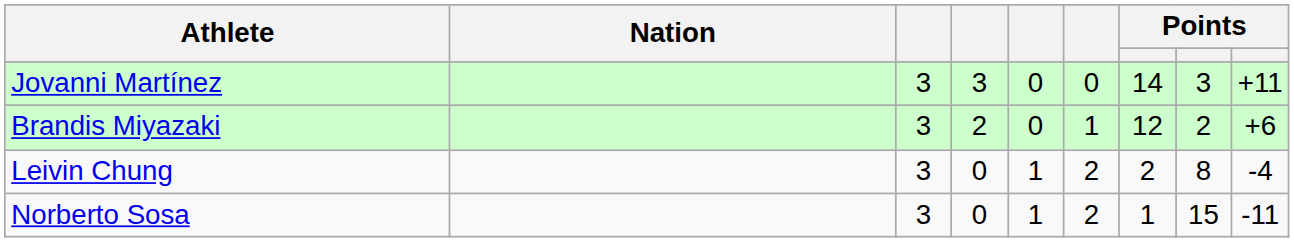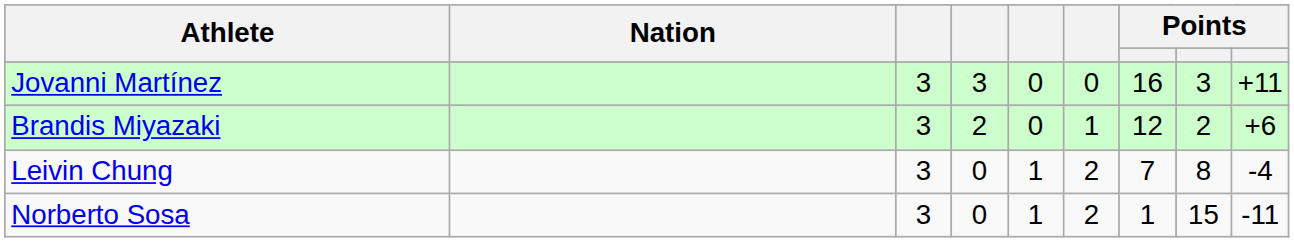(1147, 83) 14 -> (1147, 83) 16
(1147, 170) 2 -> (1147, 170) 7
